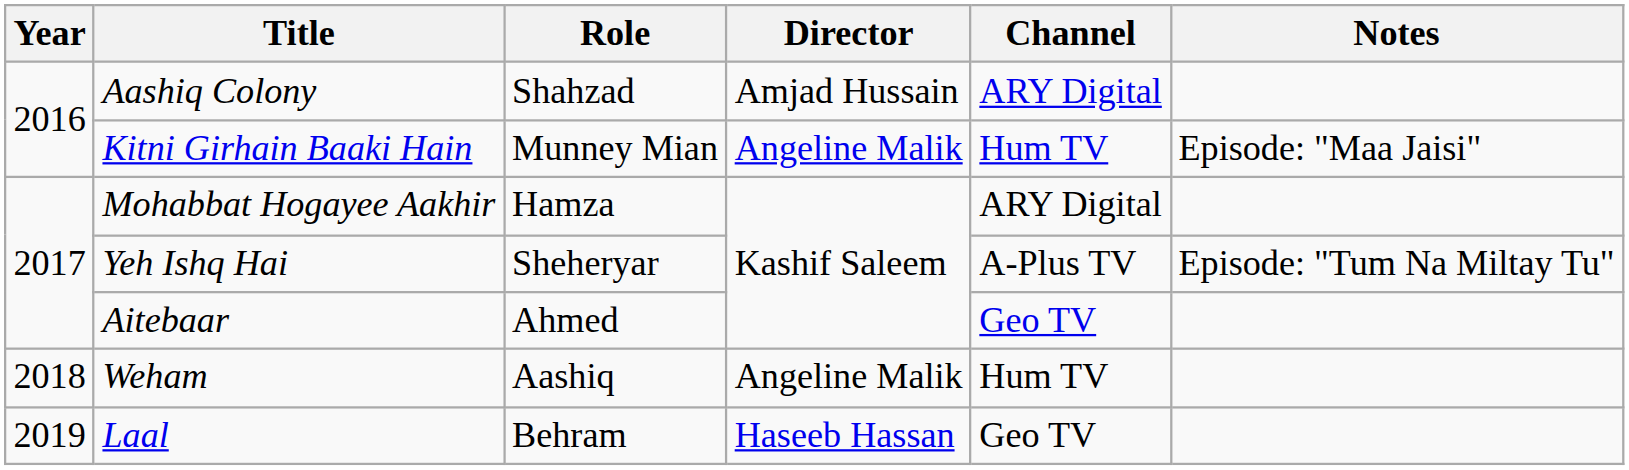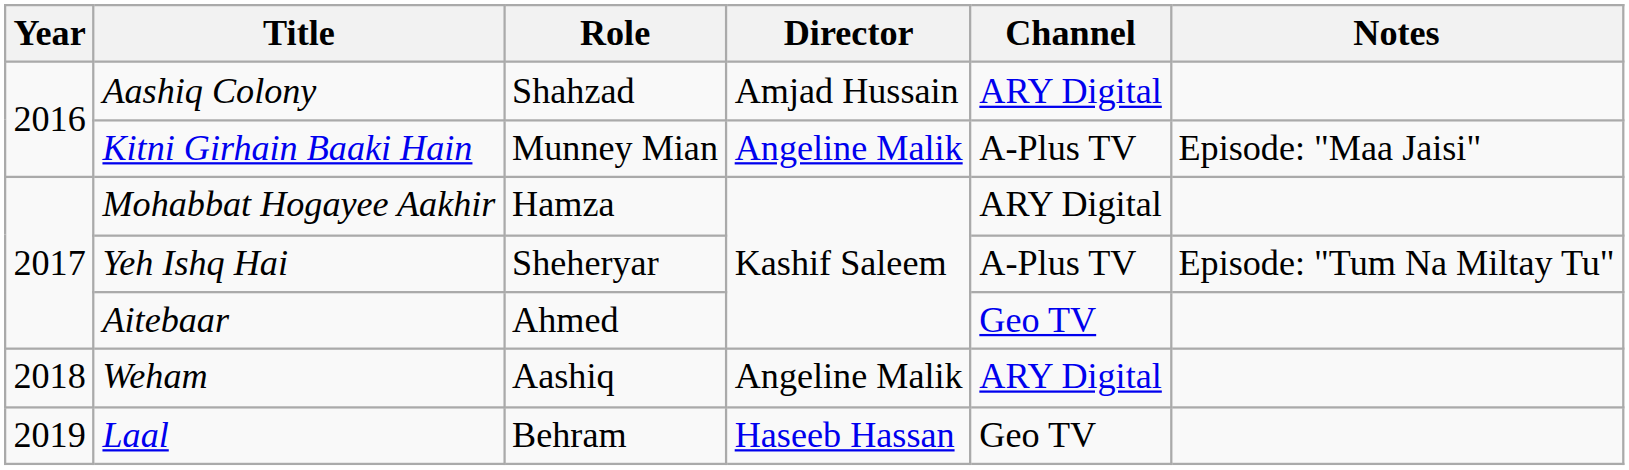(1044, 147) Hum TV -> (1058, 147) A-Plus TV
(1044, 377) Hum TV -> (1071, 377) ARY Digital
